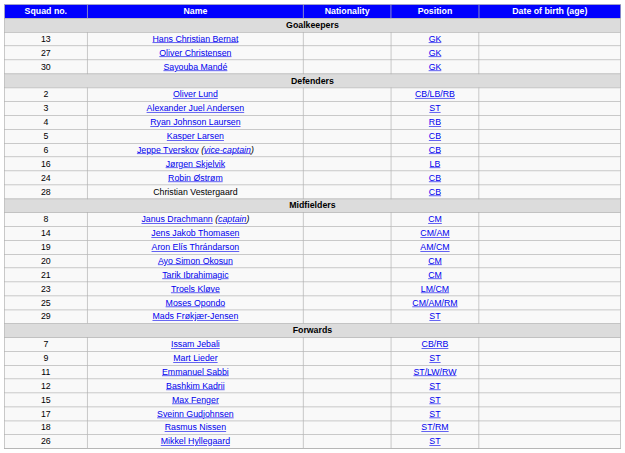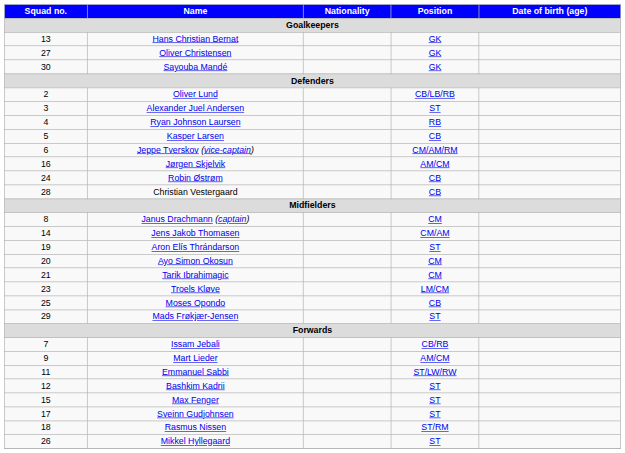(435, 150) CB -> (435, 150) CM/AM/RM
(435, 164) LB -> (435, 164) AM/CM
(435, 248) AM/CM -> (435, 248) ST
(435, 303) CM/AM/RM -> (435, 303) CB
(435, 359) ST -> (435, 359) AM/CM
